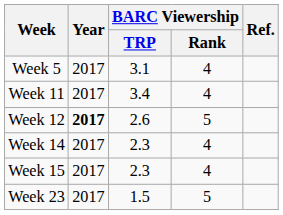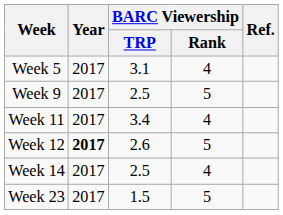+ row: (37, 94)
(140, 145) 2.3 -> (140, 171) 2.5
- row: (37, 171)
